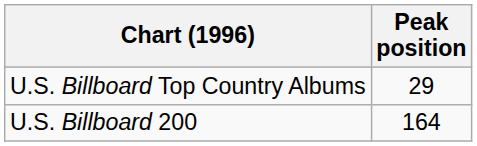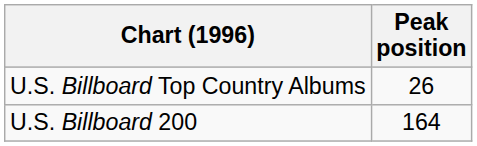(421, 85) 29 -> (421, 85) 26
